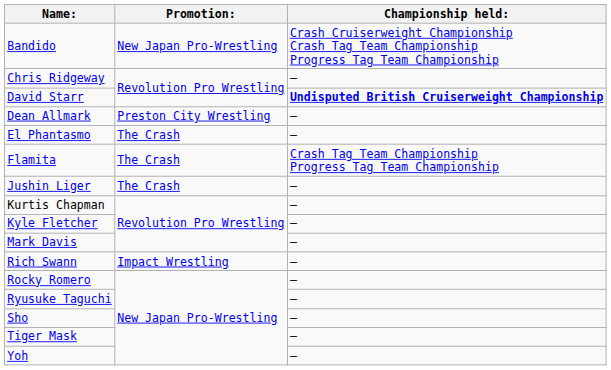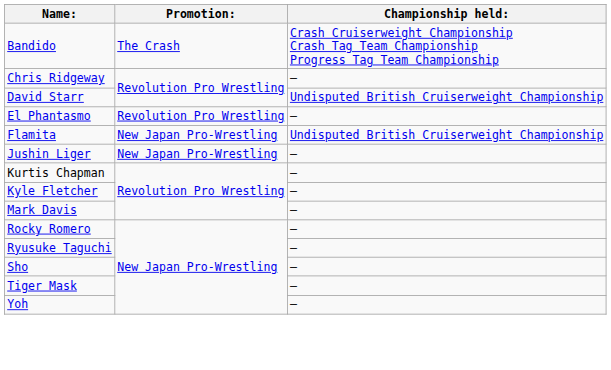(197, 46) New Japan Pro-Wrestling -> (149, 46) The Crash
(447, 97) bold -> (447, 97) normal
- row: (49, 116)
(149, 135) The Crash -> (201, 116) Revolution Pro Wrestling
(149, 160) The Crash -> (197, 135) New Japan Pro-Wrestling
(394, 160) Crash Tag Team Championship Progress Tag Team Championship -> (447, 135) Undisputed British Cruiserweight Championship
(149, 186) The Crash -> (197, 154) New Japan Pro-Wrestling
- row: (42, 261)
